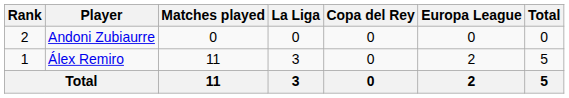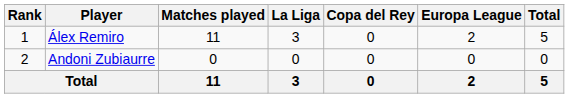rows swapped: (86, 59) <-> (101, 37)
